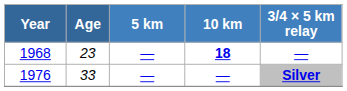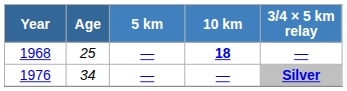(88, 53) 23 -> (88, 53) 25
(88, 76) 33 -> (88, 76) 34
